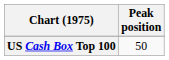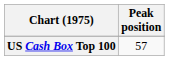(141, 45) 50 -> (141, 45) 57
